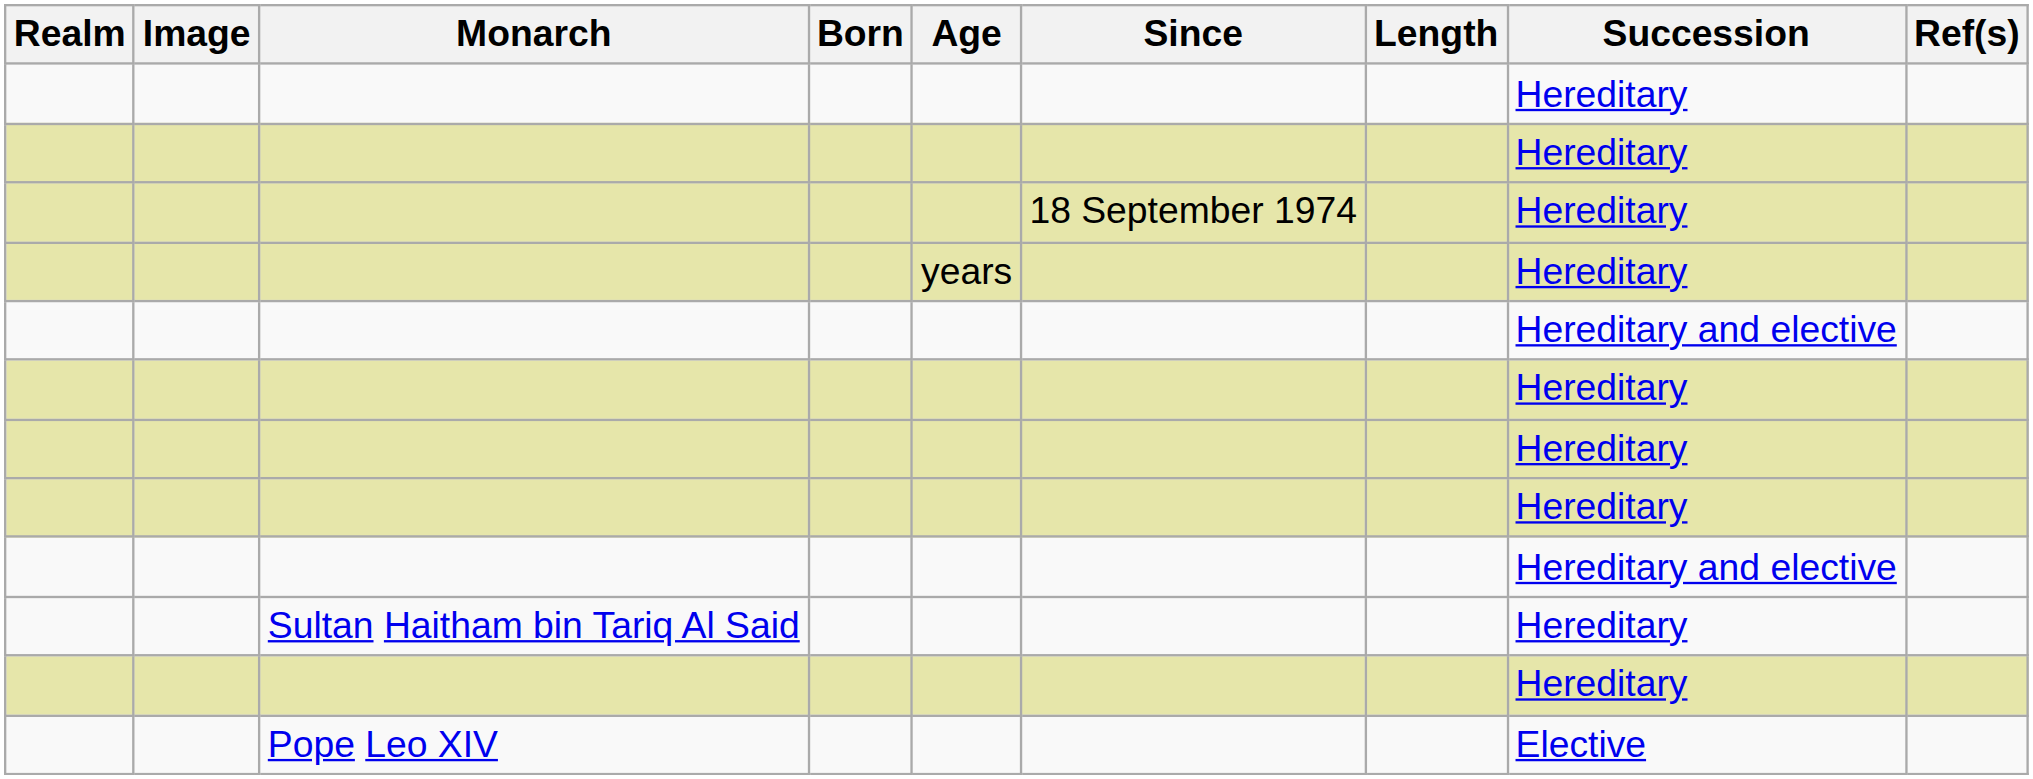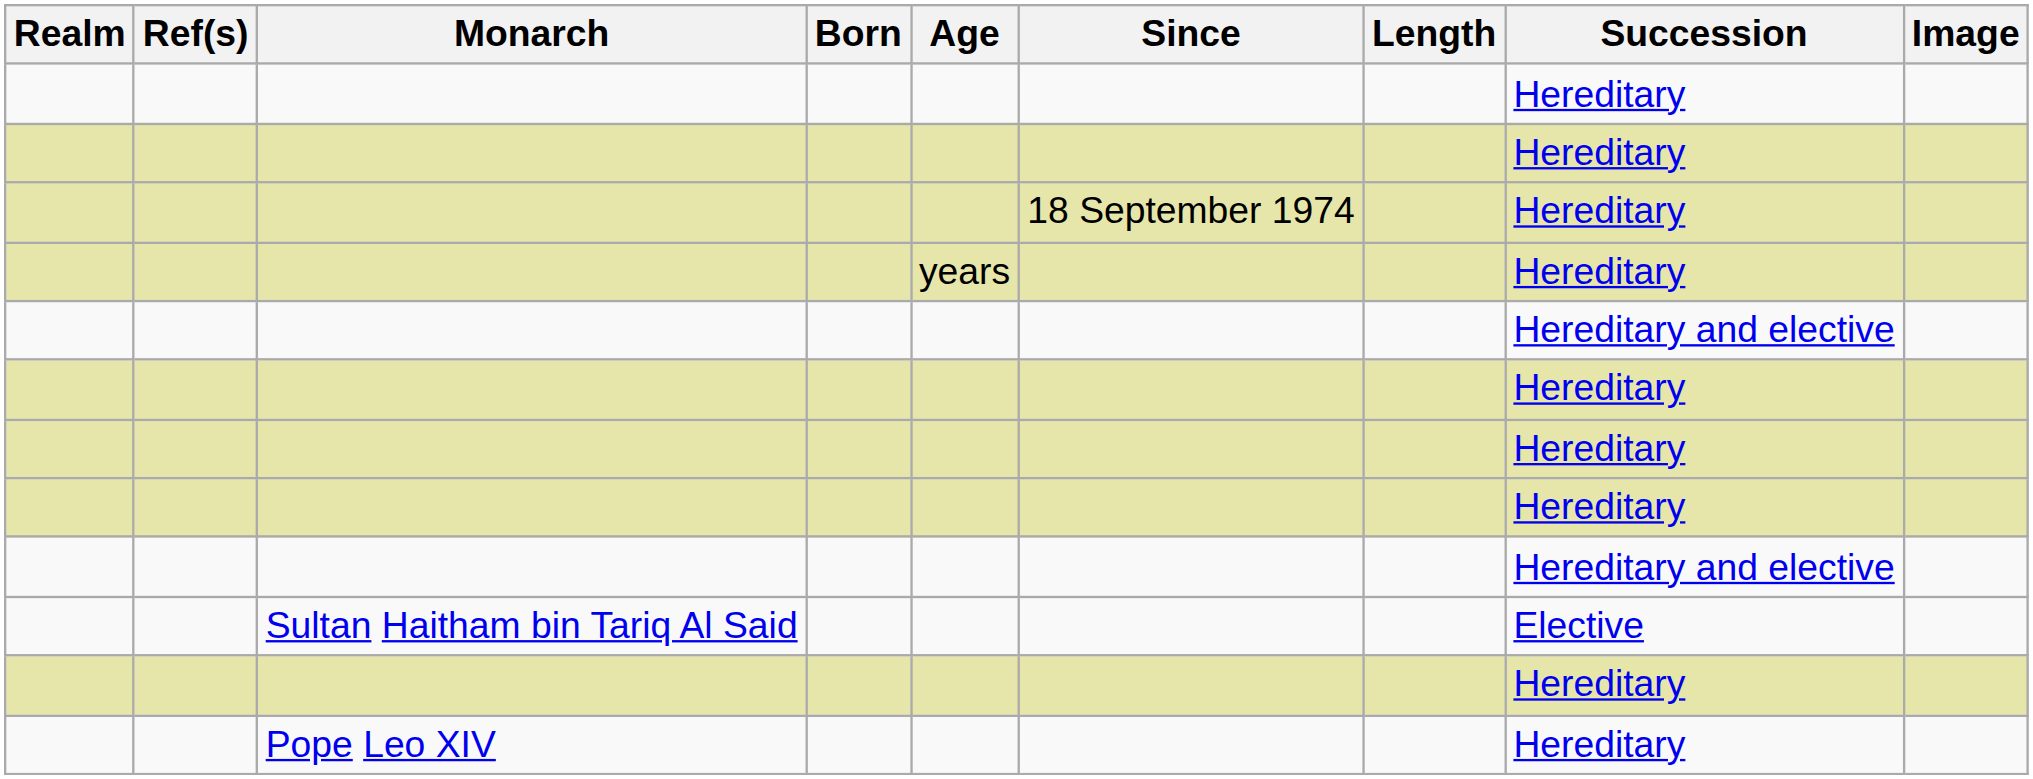columns swapped: (197, 34) <-> (1967, 34)
(1602, 625) Hereditary -> (1579, 625) Elective
(1581, 743) Elective -> (1599, 743) Hereditary
